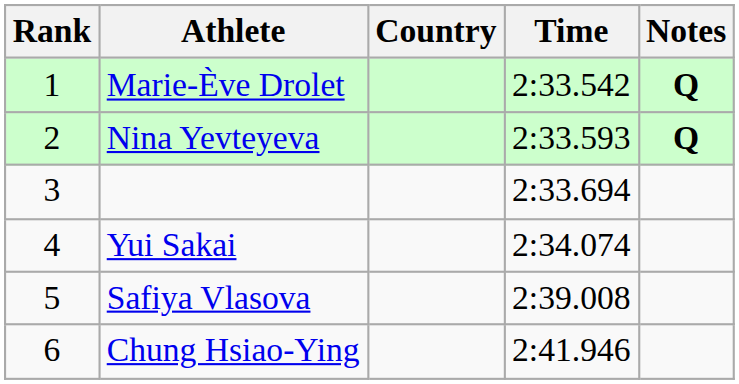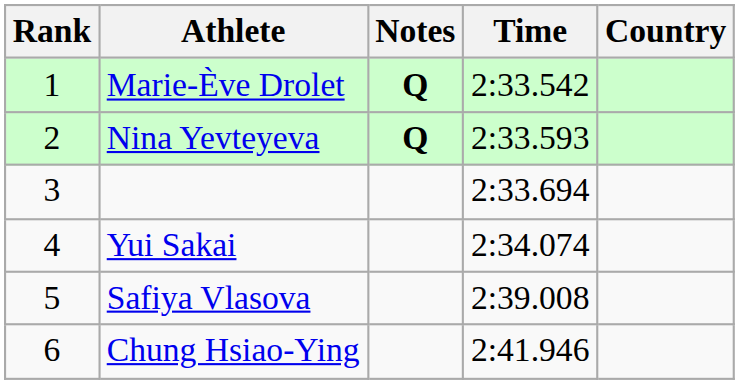columns swapped: (436, 31) <-> (686, 31)
